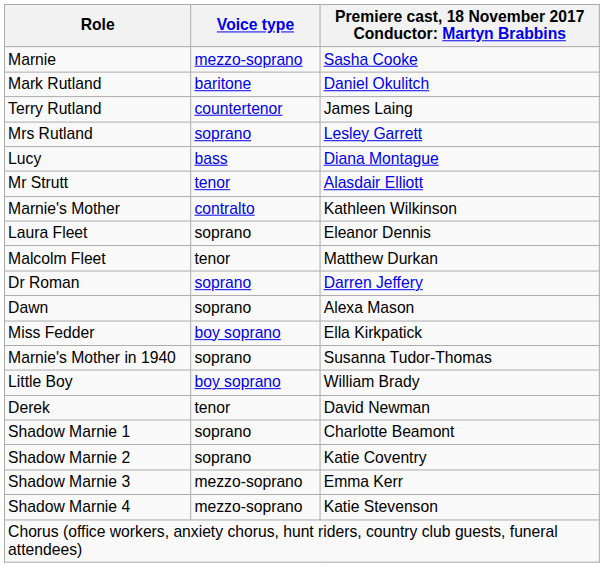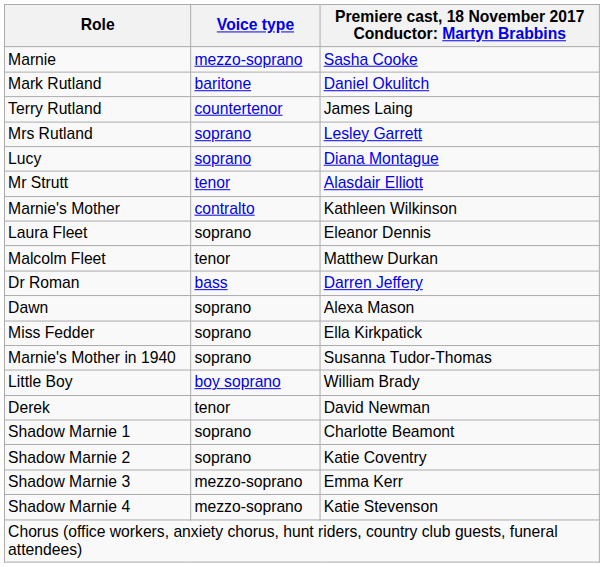(211, 158) bass -> (223, 158) soprano
(223, 283) soprano -> (211, 283) bass
(238, 332) boy soprano -> (223, 332) soprano
